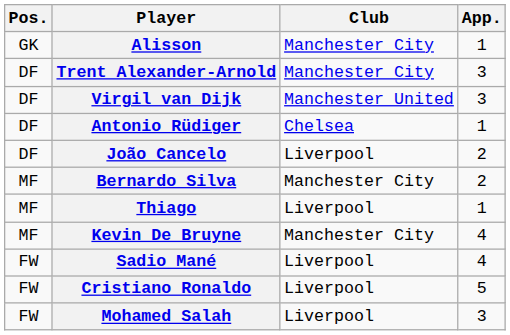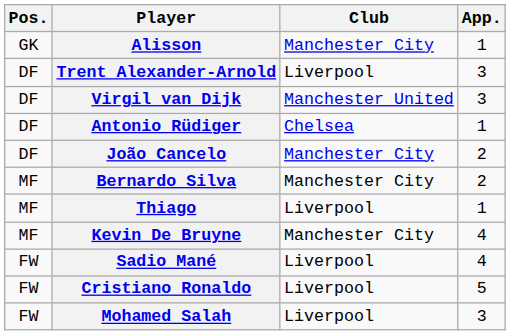(359, 72) Manchester City -> (329, 72) Liverpool
(329, 154) Liverpool -> (359, 154) Manchester City
